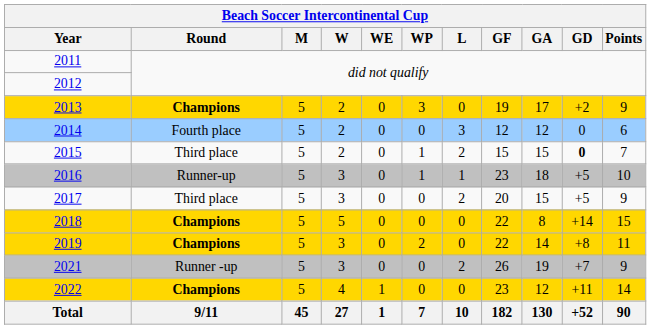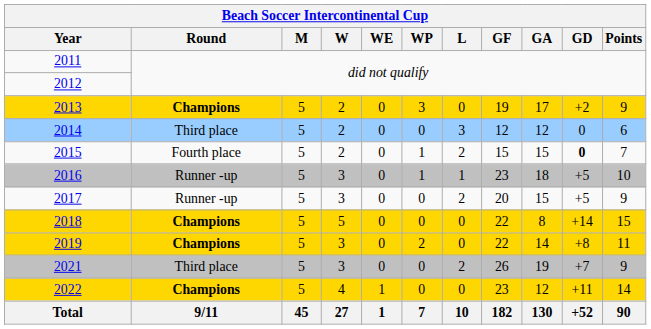(206, 130) Fourth place -> (206, 130) Third place
(206, 153) Third place -> (206, 153) Fourth place
(206, 175) Runner-up -> (206, 175) Runner -up
(206, 198) Third place -> (206, 198) Runner -up
(206, 267) Runner -up -> (206, 267) Third place
